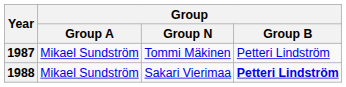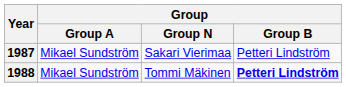(188, 53) Tommi Mäkinen -> (188, 53) Sakari Vierimaa
(188, 73) Sakari Vierimaa -> (188, 73) Tommi Mäkinen
